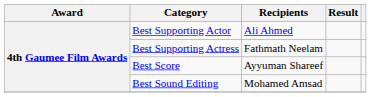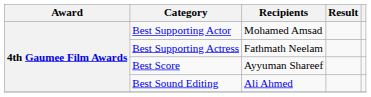(268, 30) Ali Ahmed -> (283, 30) Mohamed Amsad
(283, 83) Mohamed Amsad -> (268, 83) Ali Ahmed
